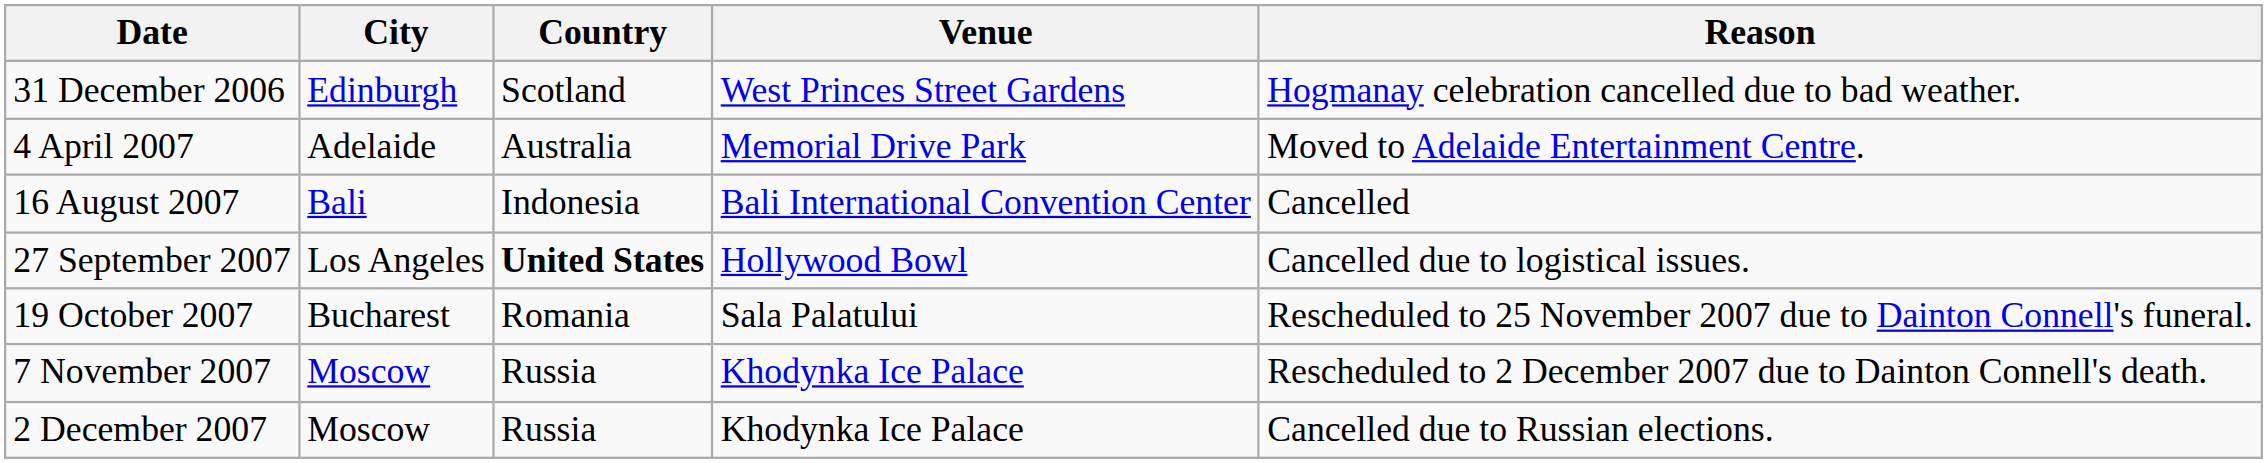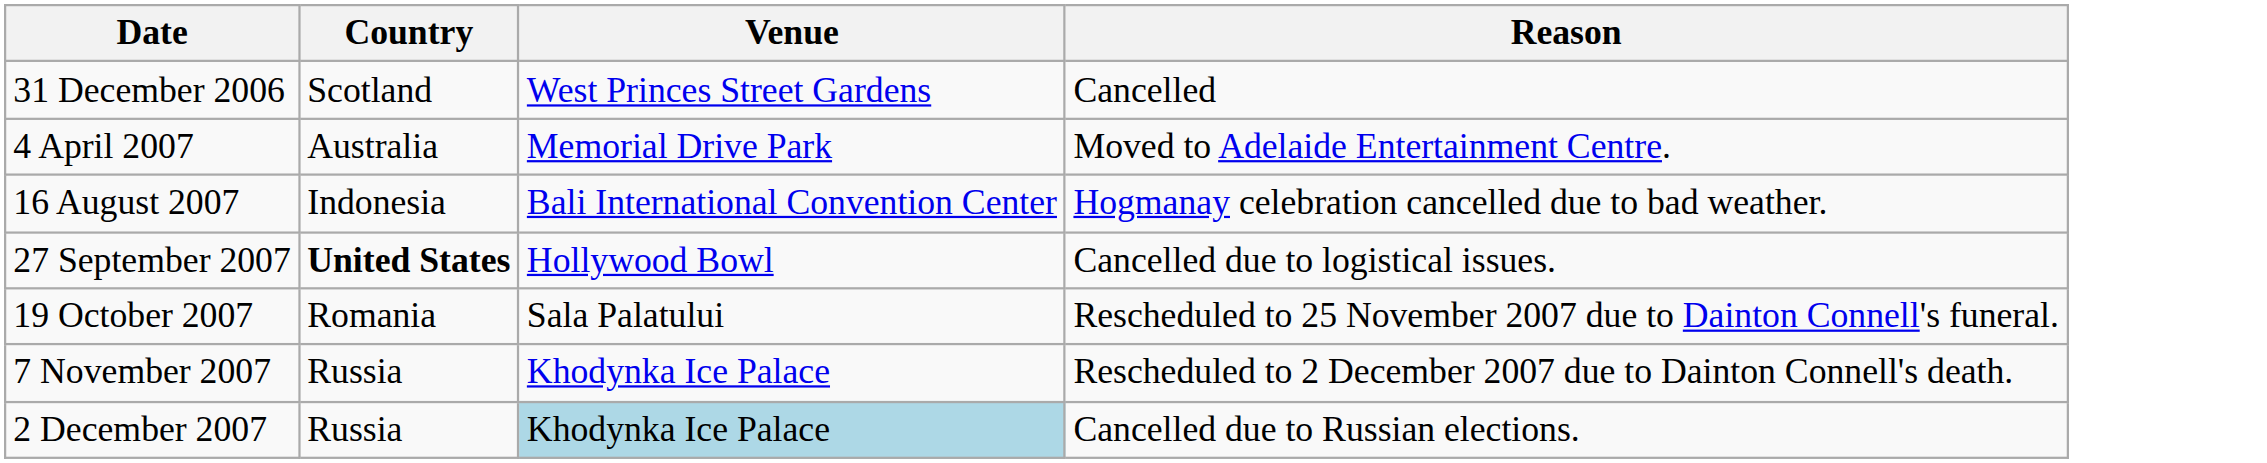- column: (396, 32)
(1644, 89) Hogmanay celebration cancelled due to bad weather. -> (1145, 89) Cancelled
(1339, 202) Cancelled -> (1450, 202) Hogmanay celebration cancelled due to bad weather.
(872, 428) no background -> (678, 428) lightblue background
